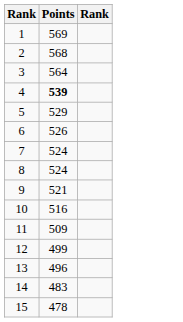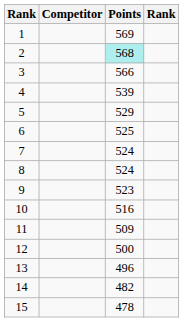+ column: (72, 14)
(58, 53) no background -> (125, 53) paleturquoise background
(58, 72) 564 -> (125, 72) 566
(58, 92) bold -> (125, 92) normal
(58, 131) 526 -> (125, 131) 525
(58, 190) 521 -> (125, 190) 523
(58, 248) 499 -> (125, 248) 500
(58, 287) 483 -> (125, 287) 482
